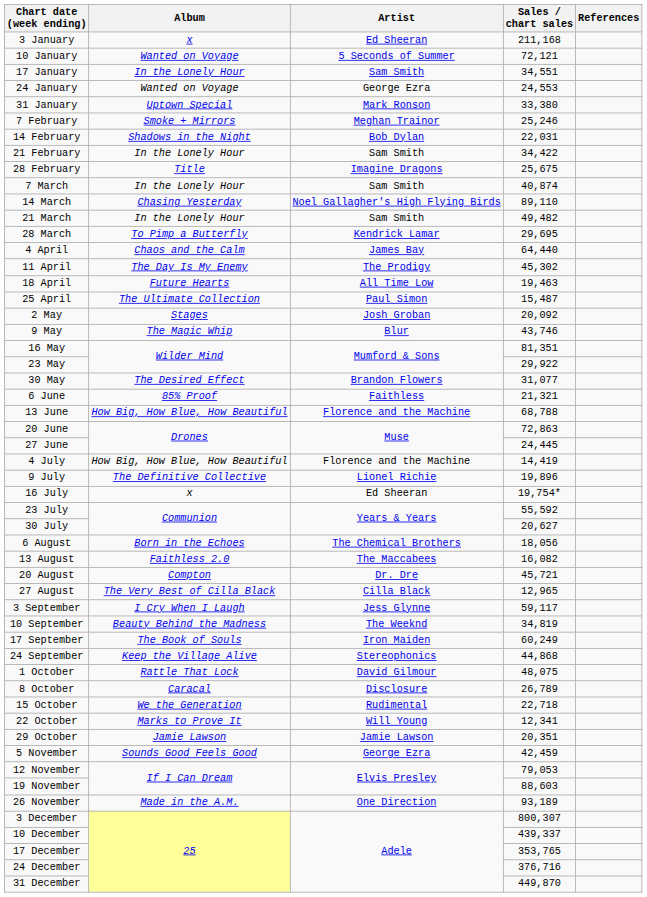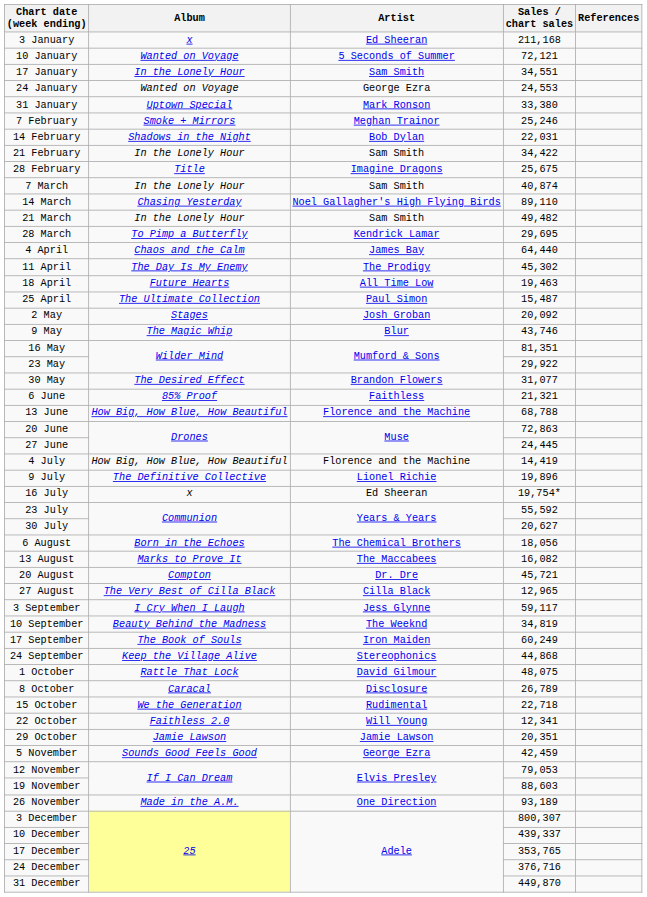(189, 559) Faithless 2.0 -> (189, 559) Marks to Prove It
(189, 721) Marks to Prove It -> (189, 721) Faithless 2.0
